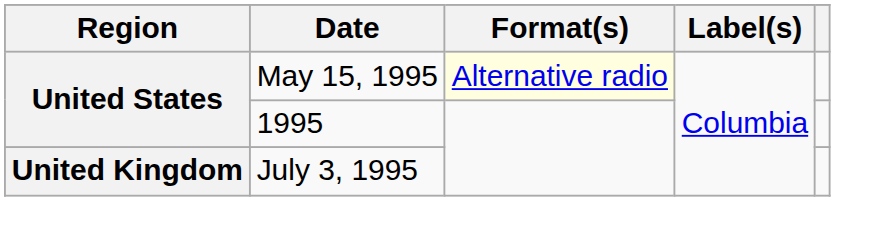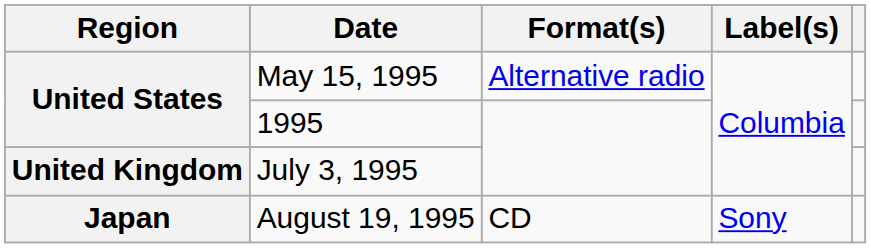(560, 75) lightyellow background -> (596, 75) no background
+ row: (366, 218)
